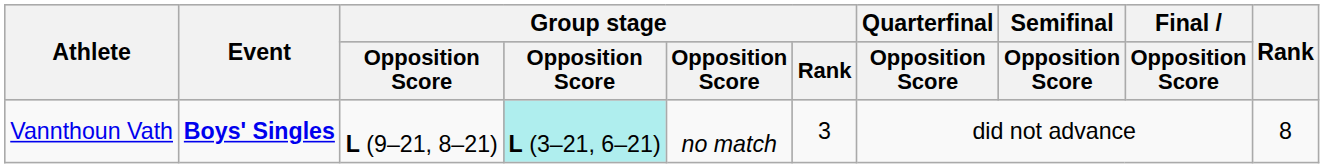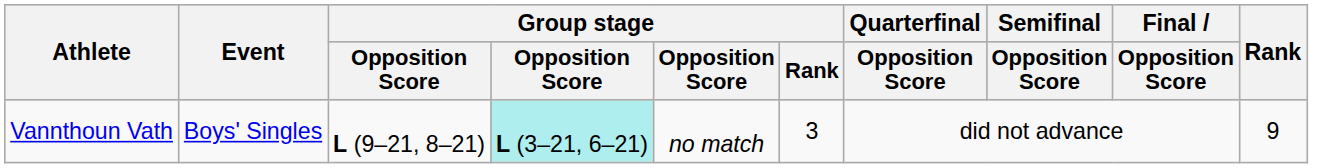(259, 132) bold -> (253, 132) normal
(1286, 132) 8 -> (1273, 132) 9
